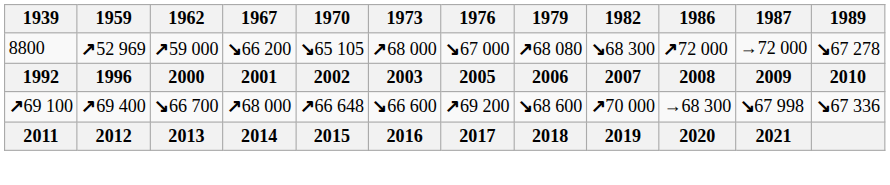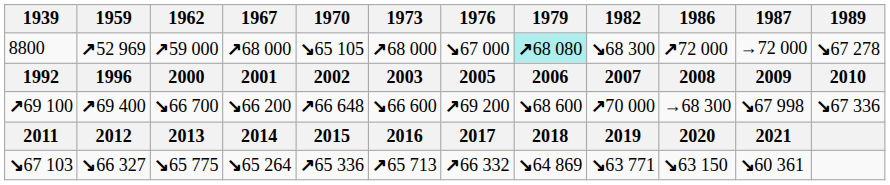(259, 48) ↘66 200 -> (259, 48) ↗68 000
(550, 48) no background -> (550, 48) paleturquoise background
(259, 107) ↗68 000 -> (259, 107) ↘66 200
+ row: (41, 165)
